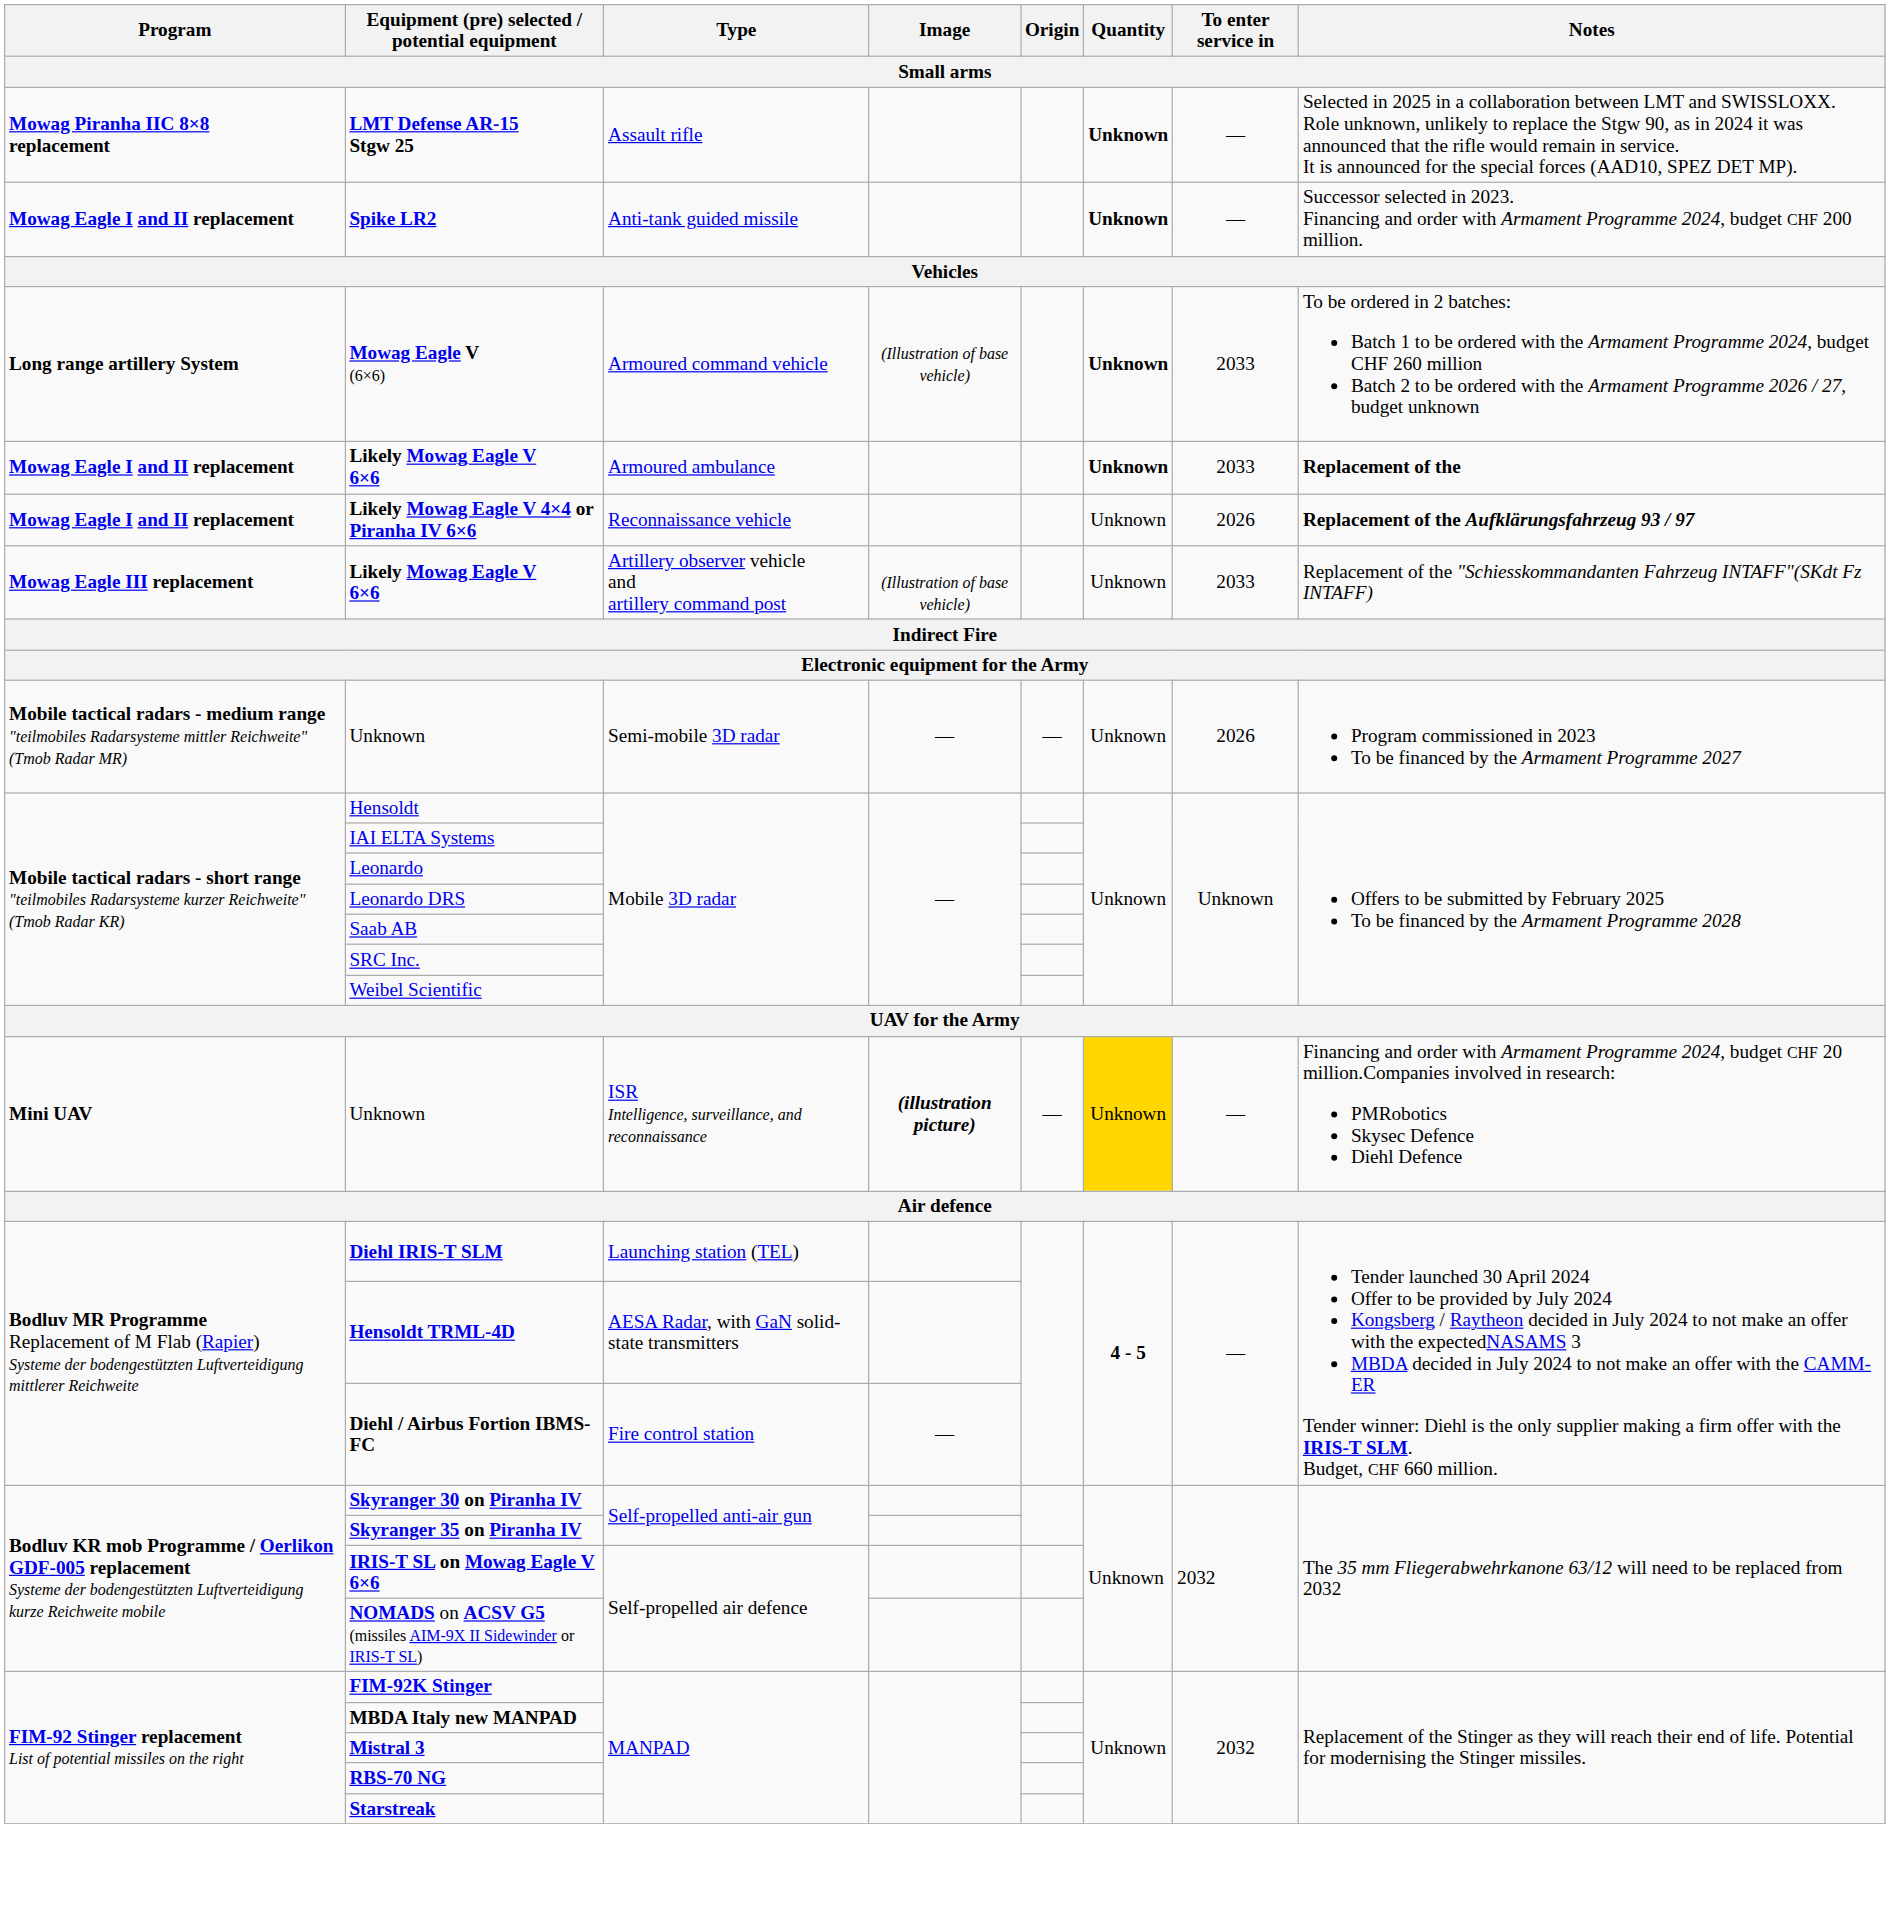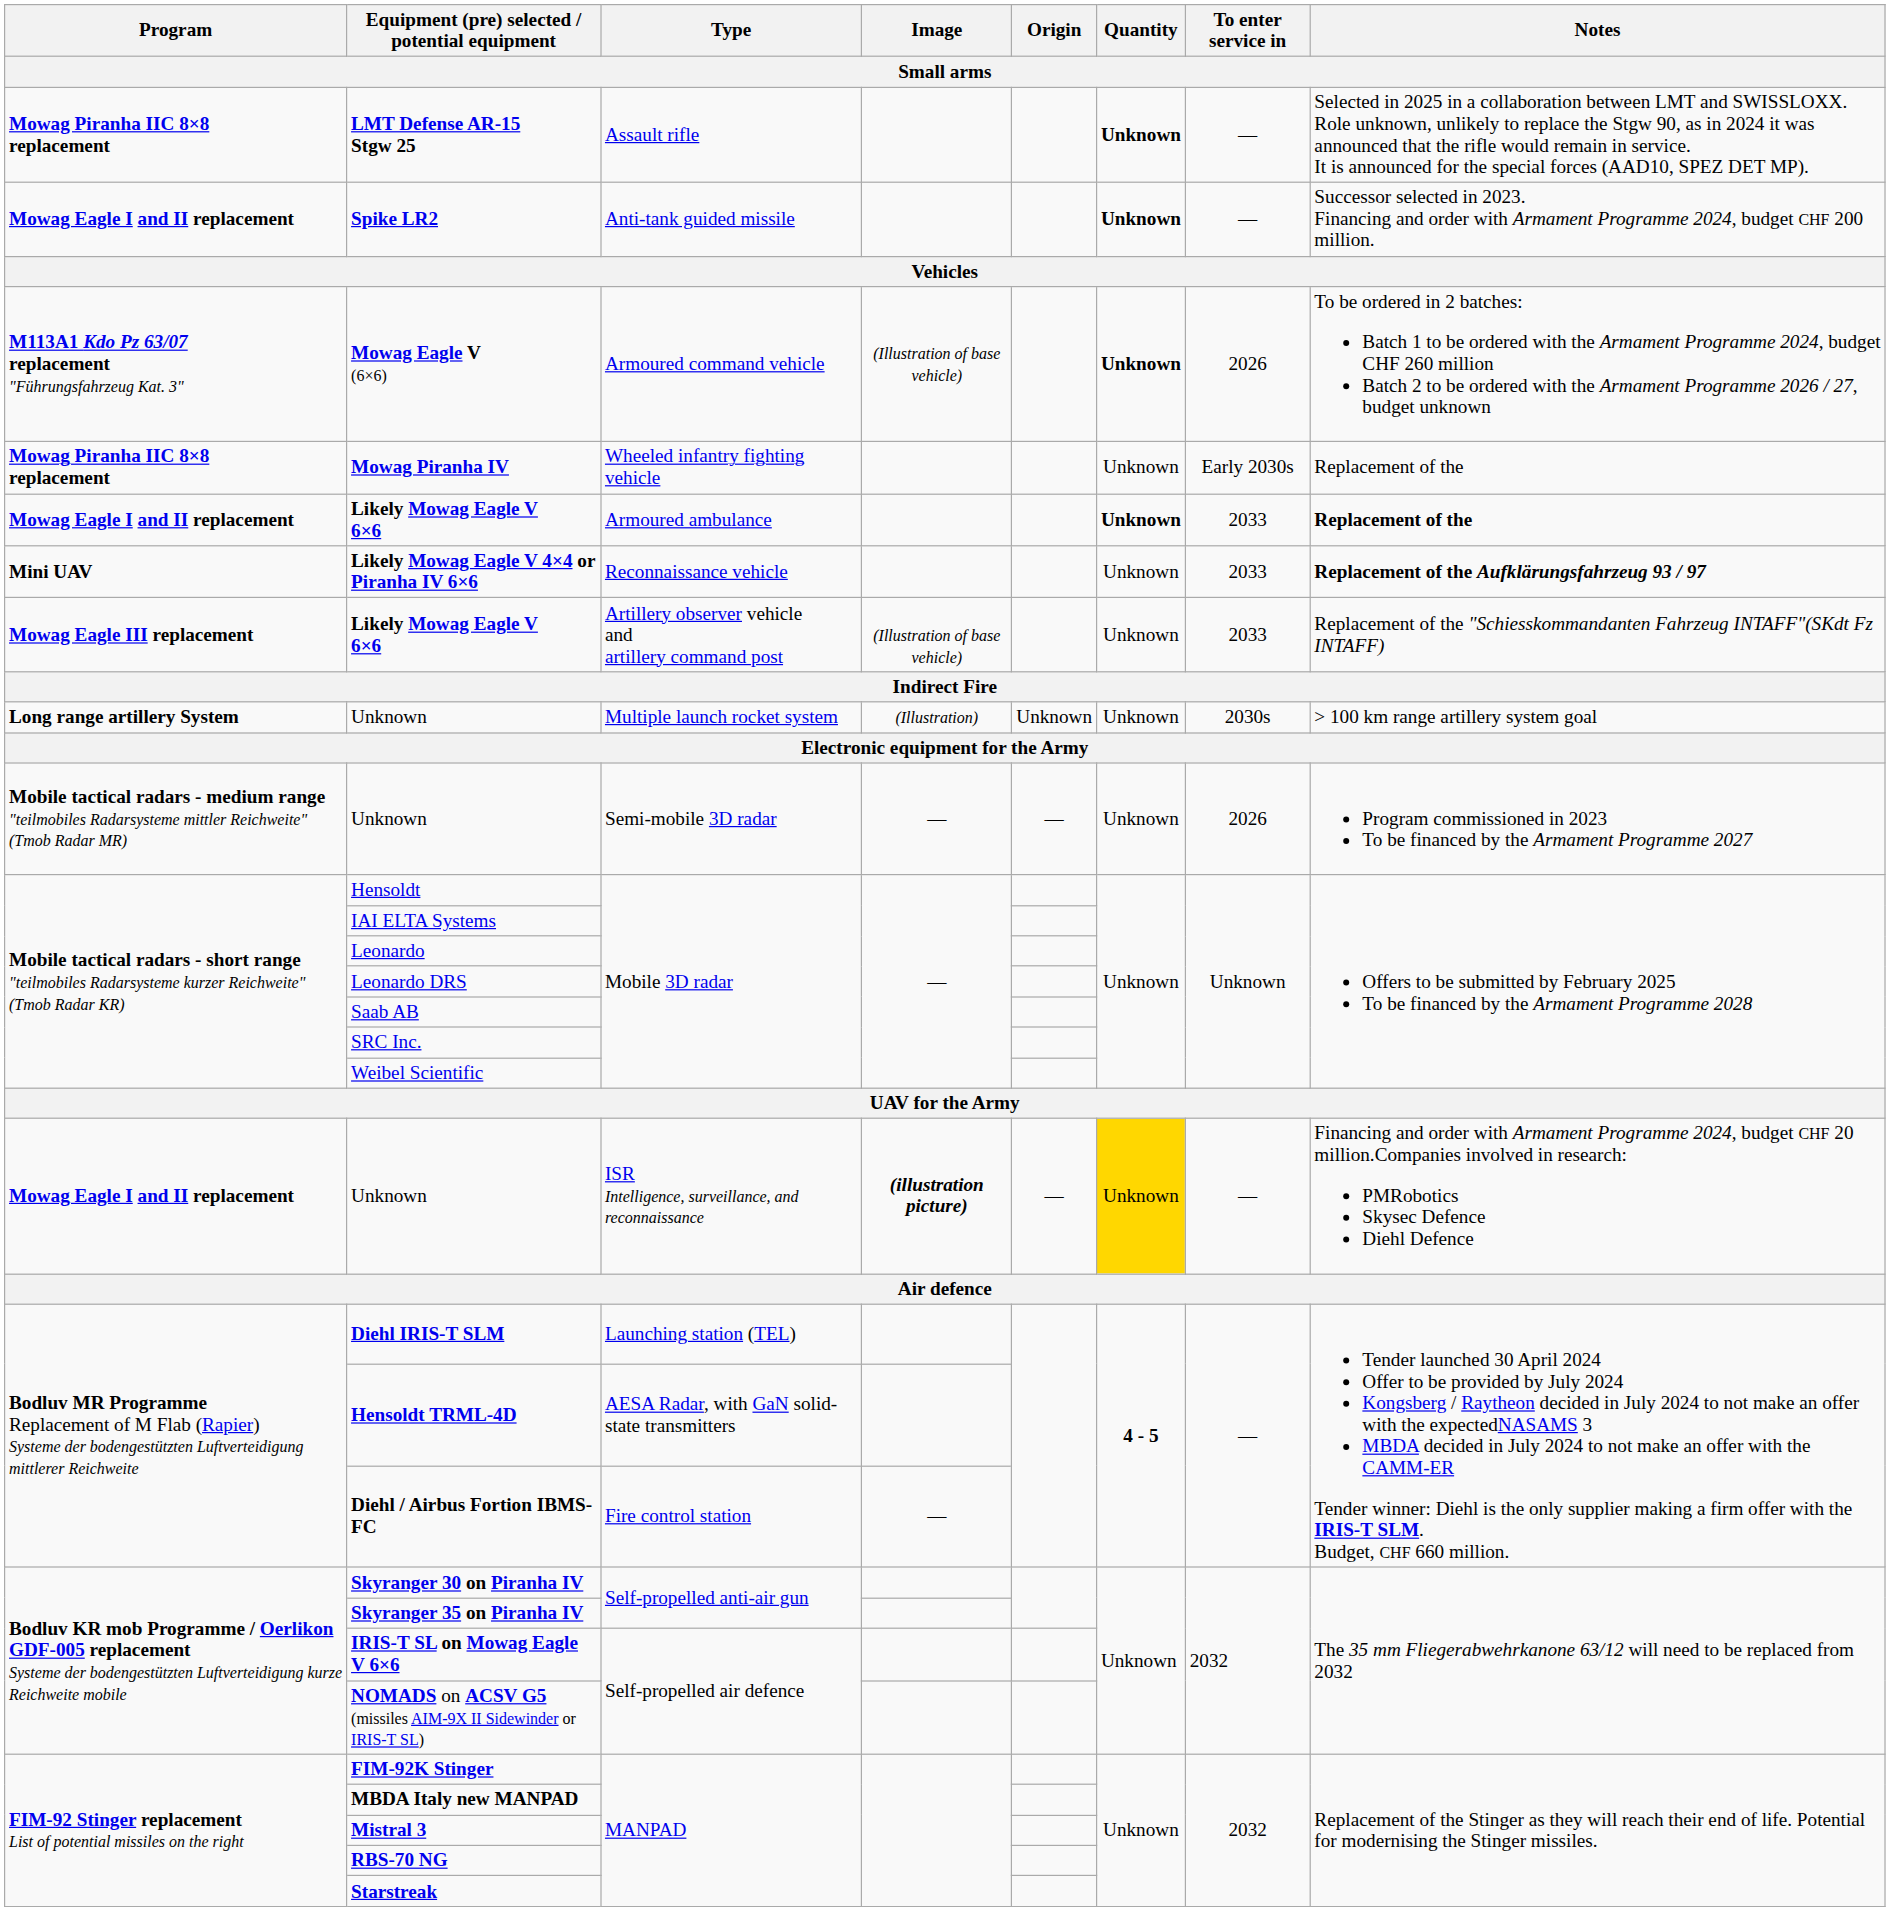(124, 363) Long range artillery System -> (98, 363) M113A1 Kdo Pz 63/07 replacement "Führungsfahrzeug Kat. 3"
(1236, 363) 2033 -> (1248, 363) 2026
+ row: (430, 467)
(152, 519) Mowag Eagle I and II replacement -> (51, 571) Mini UAV
(1236, 519) 2026 -> (1248, 571) 2033
+ row: (389, 717)
(51, 1113) Mini UAV -> (152, 1196) Mowag Eagle I and II replacement
